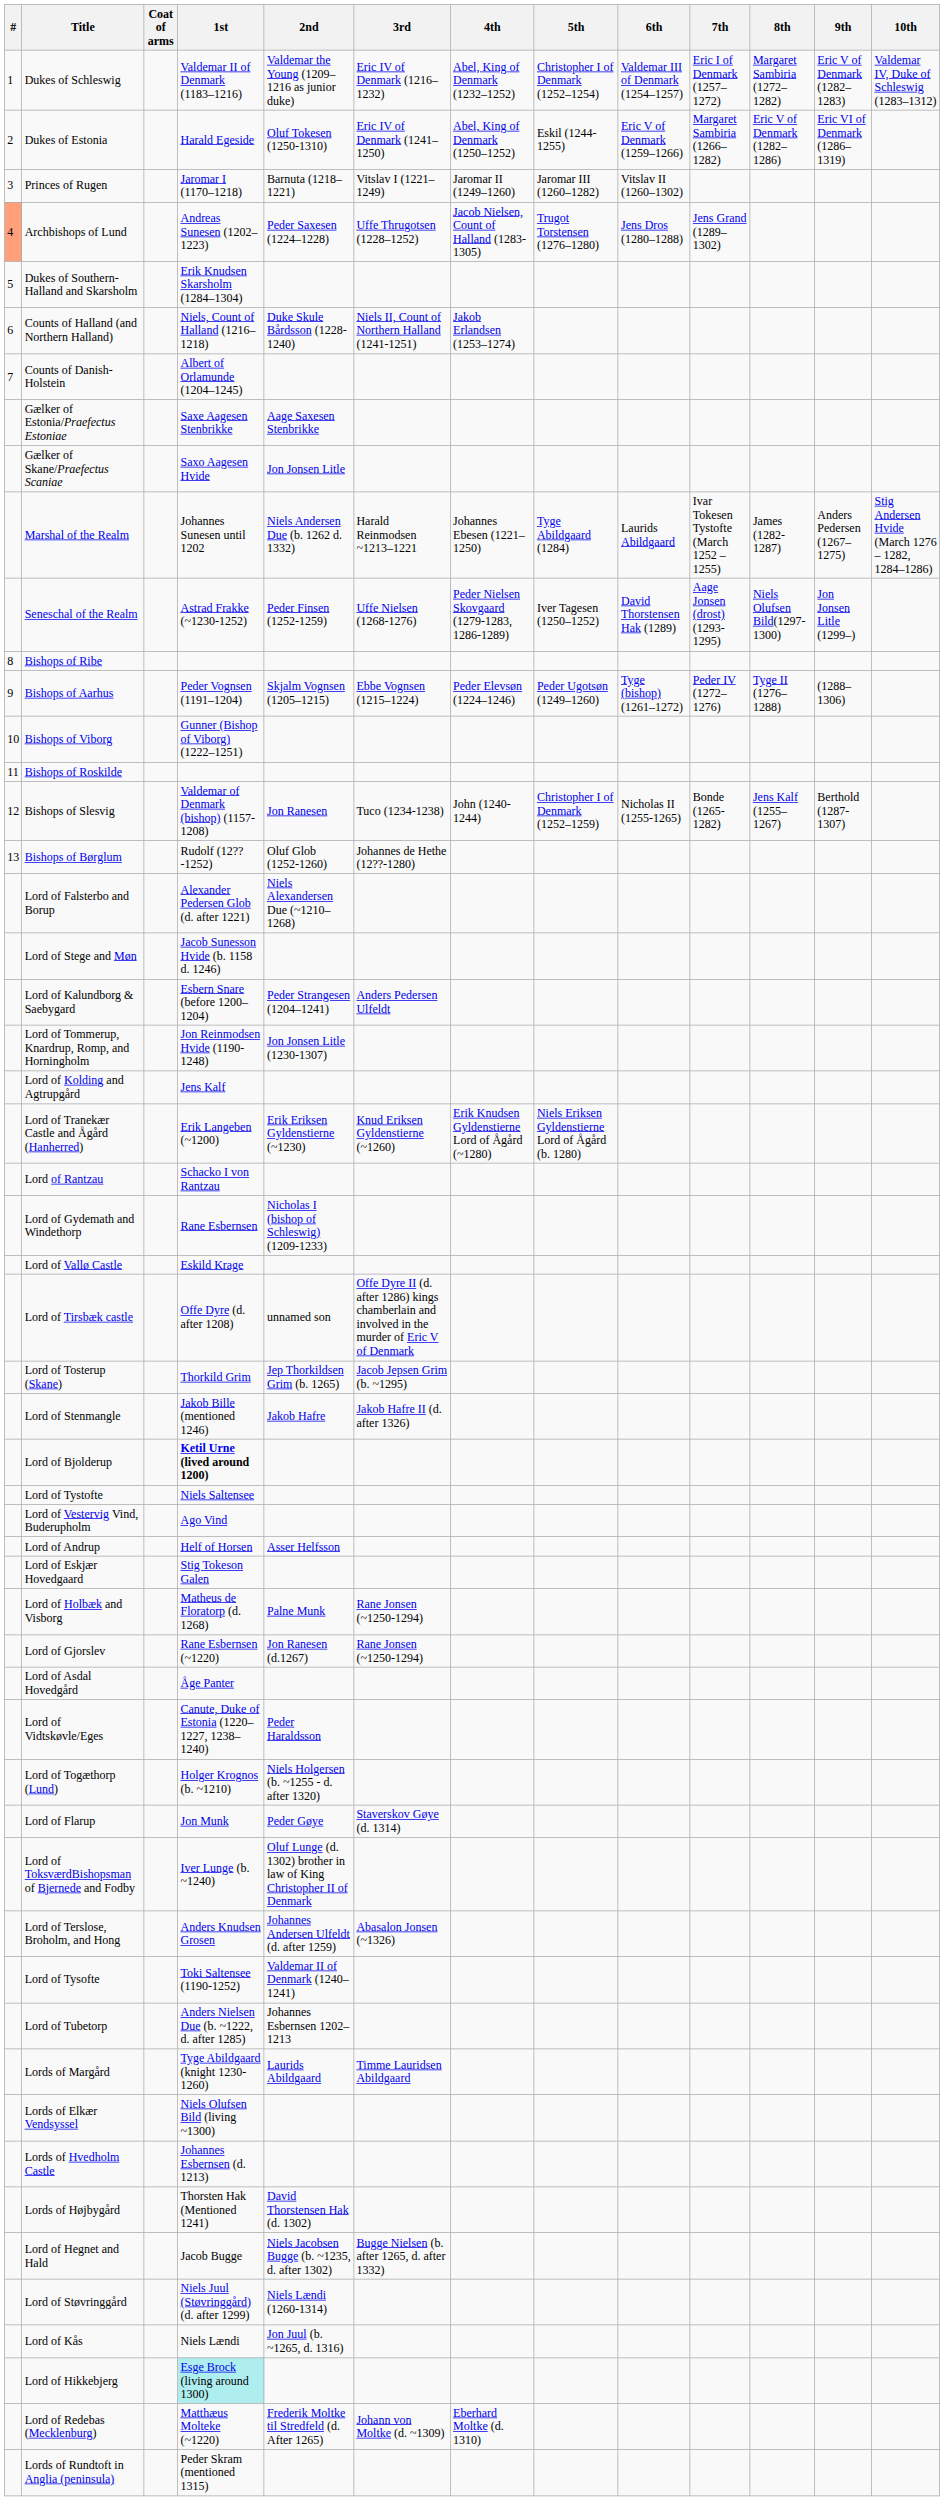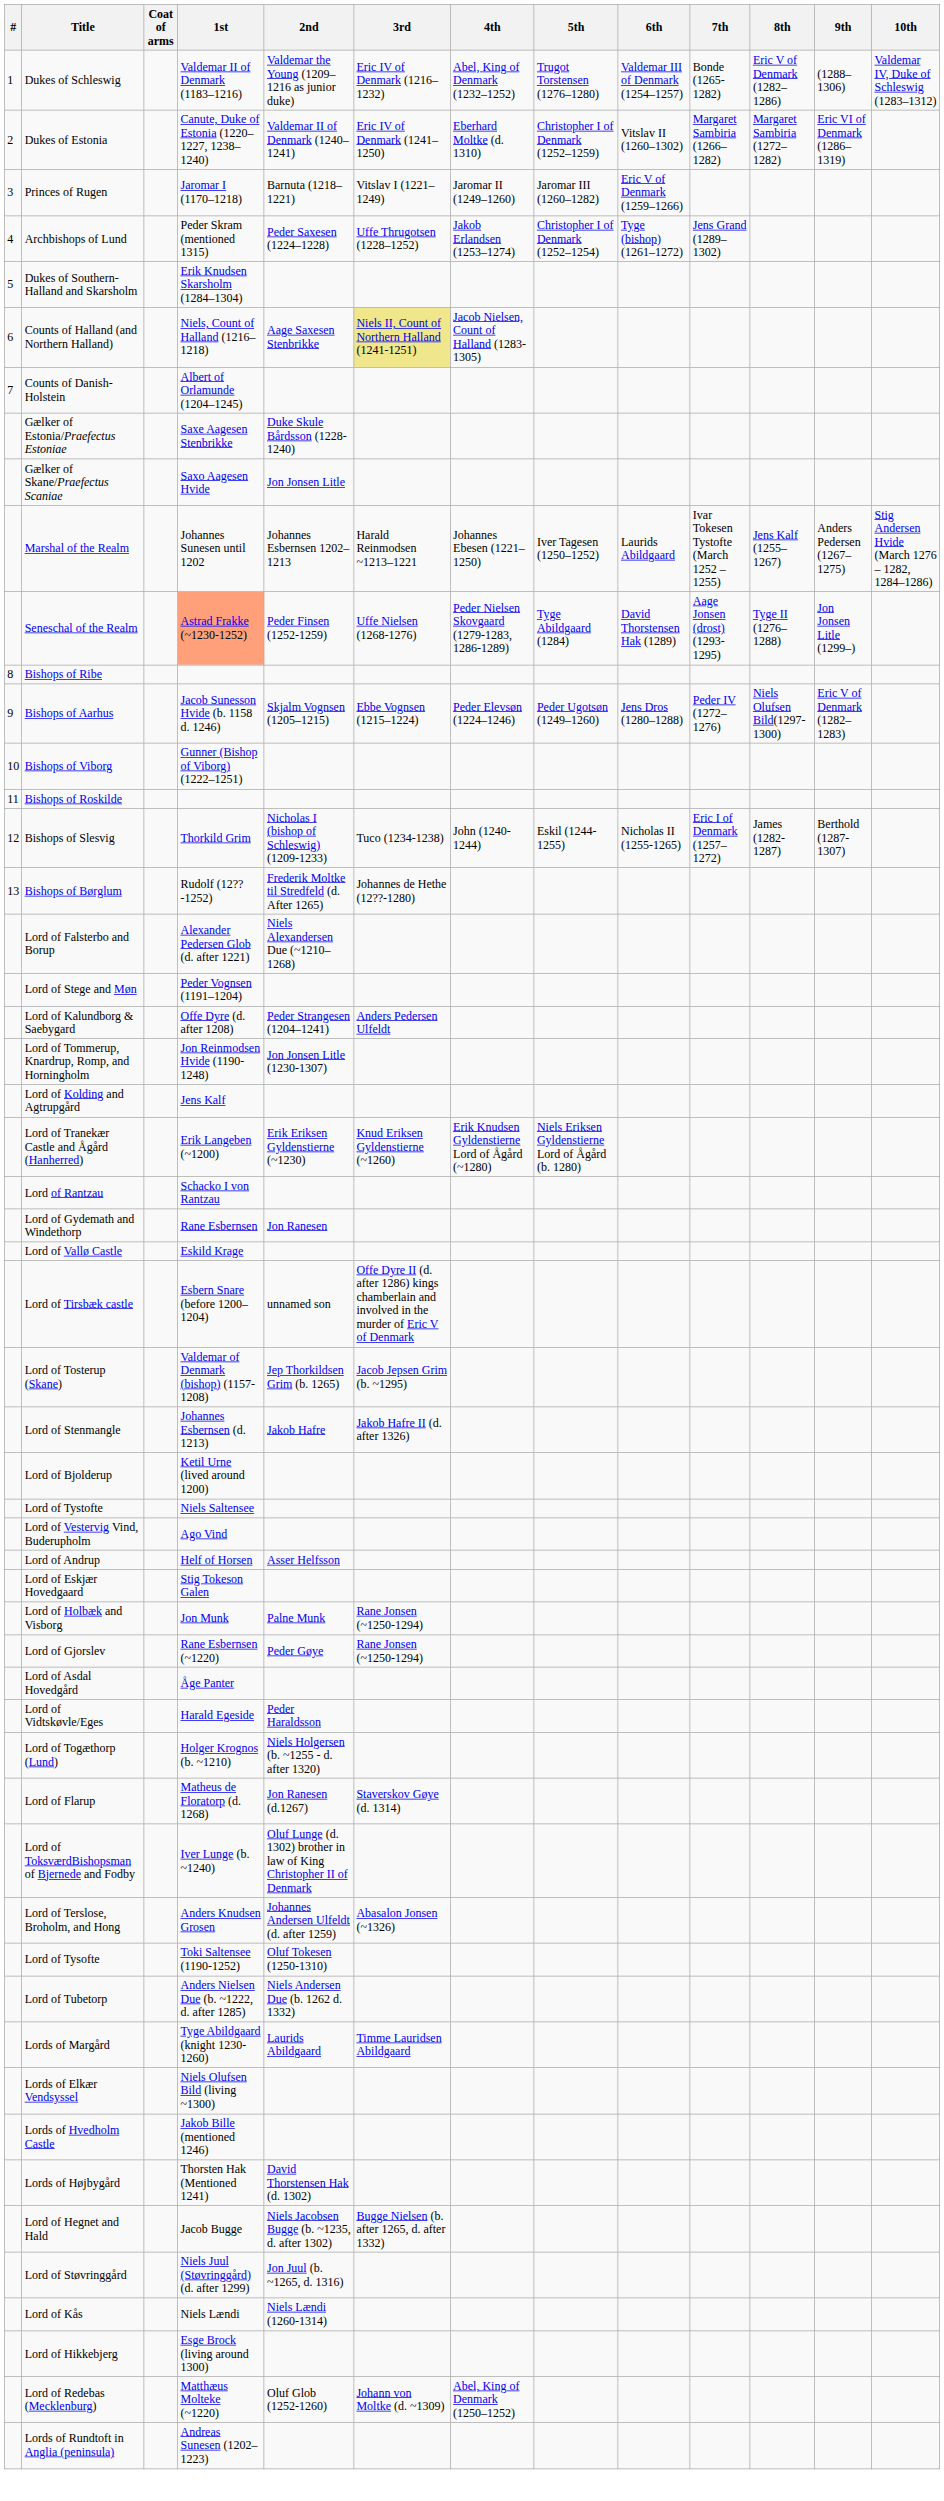(575, 80) Christopher I of Denmark (1252–1254) -> (568, 80) Trugot Torstensen (1276–1280)
(715, 80) Eric I of Denmark (1257–1272) -> (709, 80) Bonde (1265-1282)
(775, 80) Margaret Sambiria (1272–1282) -> (775, 80) Eric V of Denmark (1282–1286)
(840, 80) Eric V of Denmark (1282–1283) -> (834, 80) (1288–1306)
(217, 139) Harald Egeside -> (220, 139) Canute, Duke of Estonia (1220–1227, 1238–1240)
(299, 139) Oluf Tokesen (1250-1310) -> (308, 139) Valdemar II of Denmark (1240–1241)
(486, 139) Abel, King of Denmark (1250–1252) -> (478, 139) Eberhard Moltke (d. 1310)
(567, 139) Eskil (1244-1255) -> (575, 139) Christopher I of Denmark (1252–1259)
(652, 139) Eric V of Denmark (1259–1266) -> (652, 139) Vitslav II (1260–1302)
(775, 139) Eric V of Denmark (1282–1286) -> (775, 139) Margaret Sambiria (1272–1282)
(652, 185) Vitslav II (1260–1302) -> (652, 192) Eric V of Denmark (1259–1266)
(10, 231) lightsalmon background -> (10, 238) no background
(219, 231) Andreas Sunesen (1202–1223) -> (211, 238) Peder Skram (mentioned 1315)
(490, 231) Jacob Nielsen, Count of Halland (1283-1305) -> (484, 238) Jakob Erlandsen (1253–1274)
(568, 231) Trugot Torstensen (1276–1280) -> (575, 238) Christopher I of Denmark (1252–1254)
(652, 231) Jens Dros (1280–1288) -> (652, 238) Tyge (bishop) (1261–1272)
(307, 330) Duke Skule Bårdsson (1228-1240) -> (301, 337) Aage Saxesen Stenbrikke
(399, 330) no background -> (399, 337) khaki background
(484, 330) Jakob Erlandsen (1253–1274) -> (490, 337) Jacob Nielsen, Count of Halland (1283-1305)
(301, 422) Aage Saxesen Stenbrikke -> (307, 436) Duke Skule Bårdsson (1228-1240)
(304, 535) Niels Andersen Due (b. 1262 d. 1332) -> (308, 548) Johannes Esbernsen 1202–1213
(564, 535) Tyge Abildgaard (1284) -> (568, 548) Iver Tagesen (1250–1252)
(769, 535) James (1282-1287) -> (775, 548) Jens Kalf (1255–1267)
(215, 614) no background -> (215, 628) lightsalmon background
(568, 614) Iver Tagesen (1250–1252) -> (564, 628) Tyge Abildgaard (1284)
(779, 614) Niels Olufsen Bild(1297-1300) -> (770, 628) Tyge II (1276–1288)
(216, 693) Peder Vognsen (1191–1204) -> (218, 713) Jacob Sunesson Hvide (b. 1158 d. 1246)
(652, 693) Tyge (bishop) (1261–1272) -> (652, 713) Jens Dros (1280–1288)
(770, 693) Tyge II (1276–1288) -> (779, 713) Niels Olufsen Bild(1297-1300)
(834, 693) (1288–1306) -> (840, 713) Eric V of Denmark (1282–1283)
(218, 811) Valdemar of Denmark (bishop) (1157-1208) -> (216, 838) Thorkild Grim
(297, 811) Jon Ranesen -> (297, 838) Nicholas I (bishop of Schleswig) (1209-1233)
(575, 811) Christopher I of Denmark (1252–1259) -> (567, 838) Eskil (1244-1255)
(709, 811) Bonde (1265-1282) -> (715, 838) Eric I of Denmark (1257–1272)
(775, 811) Jens Kalf (1255–1267) -> (769, 838) James (1282-1287)
(297, 857) Oluf Glob (1252-1260) -> (306, 891) Frederik Moltke til Stredfeld (d. After 1265)
(218, 956) Jacob Sunesson Hvide (b. 1158 d. 1246) -> (216, 989) Peder Vognsen (1191–1204)
(214, 1002) Esbern Snare (before 1200–1204) -> (213, 1022) Offe Dyre (d. after 1208)
(297, 1225) Nicholas I (bishop of Schleswig) (1209-1233) -> (297, 1225) Jon Ranesen
(213, 1317) Offe Dyre (d. after 1208) -> (214, 1304) Esbern Snare (before 1200–1204)
(216, 1377) Thorkild Grim -> (218, 1377) Valdemar of Denmark (bishop) (1157-1208)
(208, 1416) Jakob Bille (mentioned 1246) -> (213, 1429) Johannes Esbernsen (d. 1213)
(215, 1462) bold -> (213, 1475) normal
(211, 1611) Matheus de Floratorp (d. 1268) -> (205, 1618) Jon Munk
(297, 1650) Jon Ranesen (d.1267) -> (295, 1650) Peder Gøye
(220, 1729) Canute, Duke of Estonia (1220–1227, 1238–1240) -> (217, 1715) Harald Egeside
(205, 1821) Jon Munk -> (211, 1801) Matheus de Floratorp (d. 1268)
(295, 1821) Peder Gøye -> (297, 1801) Jon Ranesen (d.1267)
(308, 1979) Valdemar II of Denmark (1240–1241) -> (299, 1959) Oluf Tokesen (1250-1310)
(308, 2025) Johannes Esbernsen 1202–1213 -> (304, 1998) Niels Andersen Due (b. 1262 d. 1332)
(213, 2163) Johannes Esbernsen (d. 1213) -> (208, 2136) Jakob Bille (mentioned 1246)
(297, 2302) Niels Lændi (1260-1314) -> (305, 2275) Jon Juul (b. ~1265, d. 1316)
(305, 2341) Jon Juul (b. ~1265, d. 1316) -> (297, 2314) Niels Lændi (1260-1314)
(215, 2380) paleturquoise background -> (215, 2353) no background
(306, 2426) Frederik Moltke til Stredfeld (d. After 1265) -> (297, 2399) Oluf Glob (1252-1260)
(478, 2426) Eberhard Moltke (d. 1310) -> (486, 2399) Abel, King of Denmark (1250–1252)
(211, 2472) Peder Skram (mentioned 1315) -> (219, 2445) Andreas Sunesen (1202–1223)
